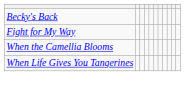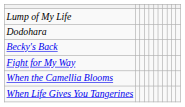+ row: (39, 16)
+ row: (27, 32)
